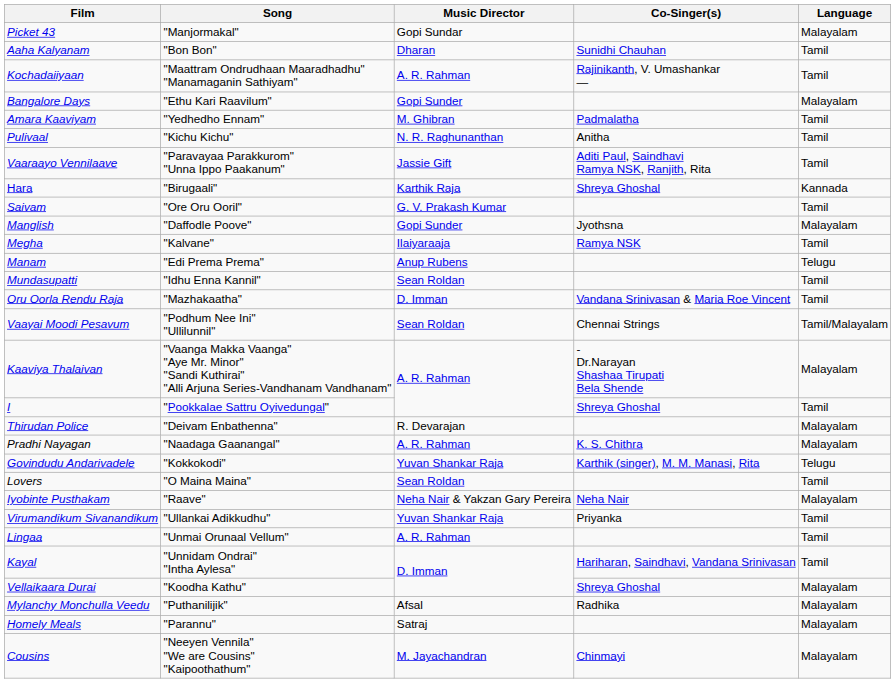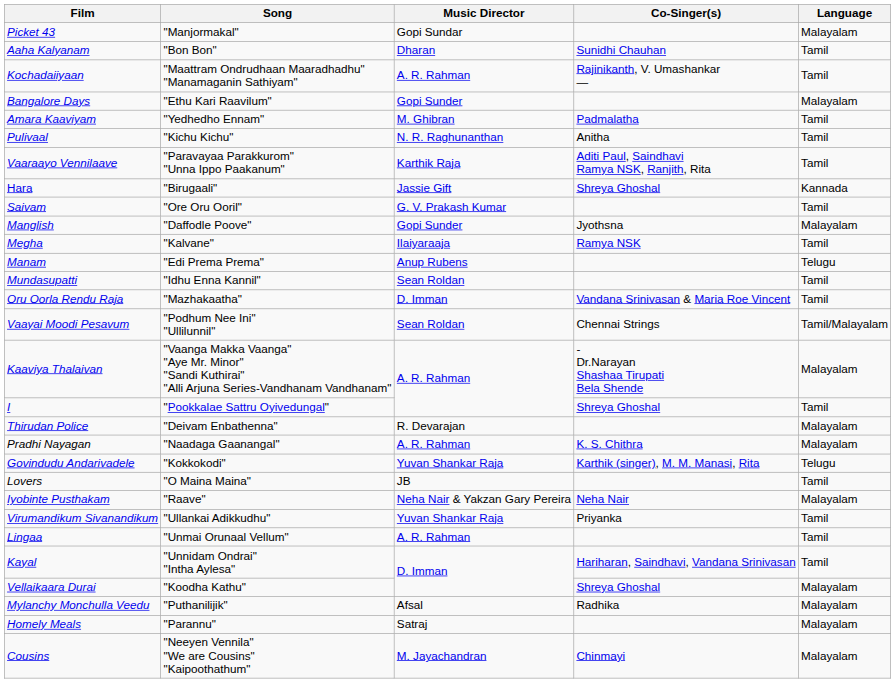(424, 163) Jassie Gift -> (429, 163) Karthik Raja
(429, 188) Karthik Raja -> (424, 188) Jassie Gift
(431, 481) Sean Roldan -> (404, 481) JB
